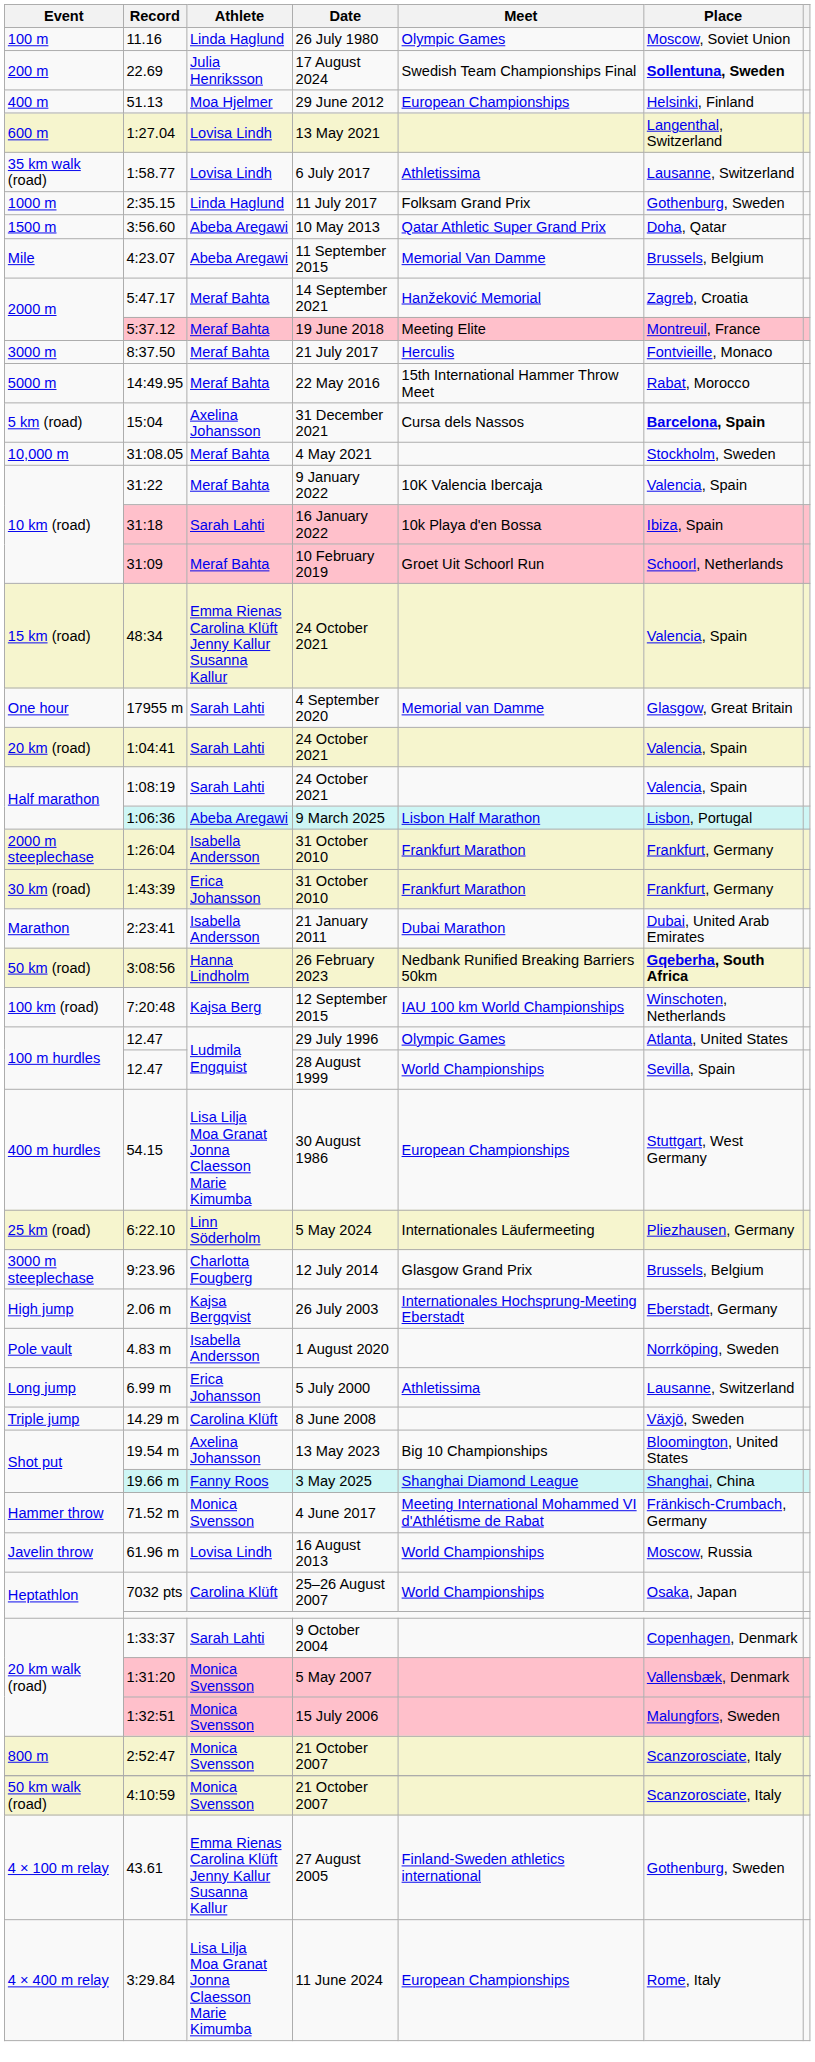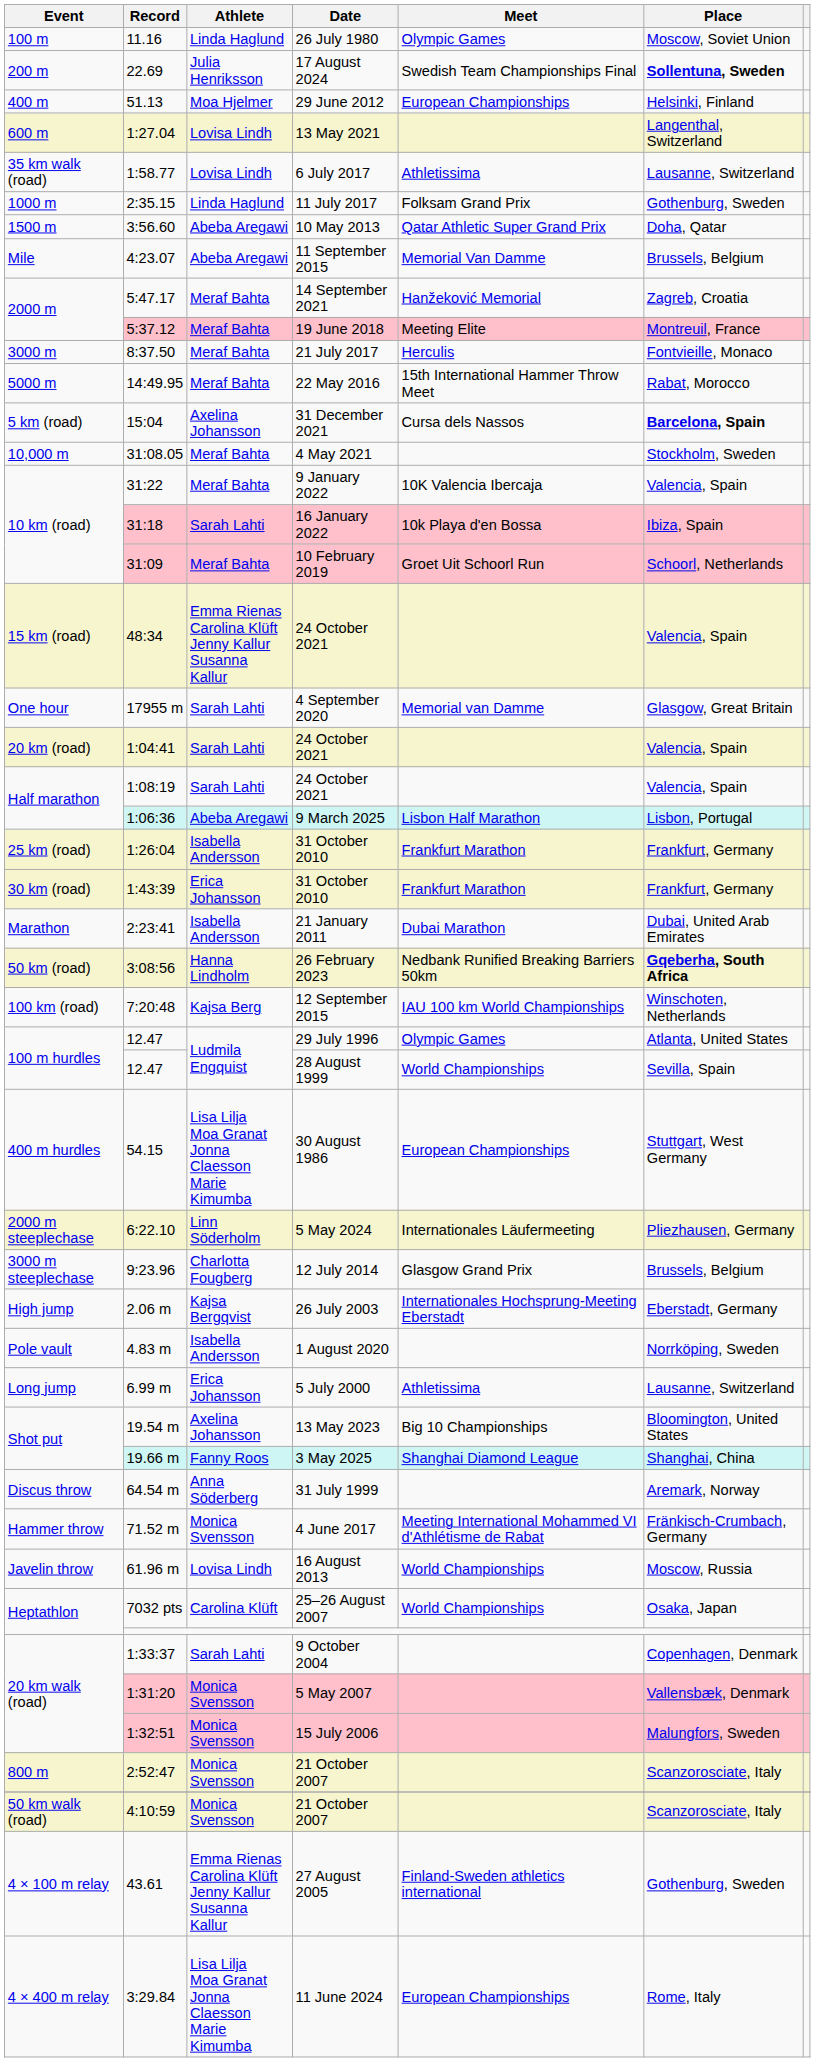(51, 849) 2000 m steeplechase -> (49, 849) 25 km (road)
(49, 1230) 25 km (road) -> (51, 1230) 2000 m steeplechase
- row: (153, 1419)
+ row: (153, 1490)
